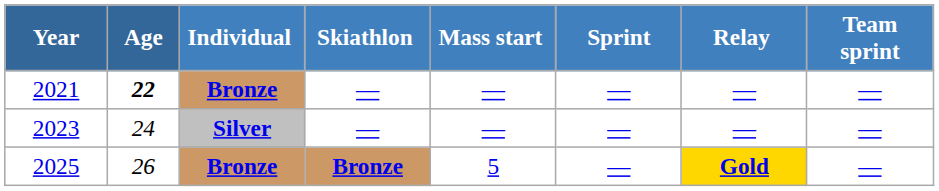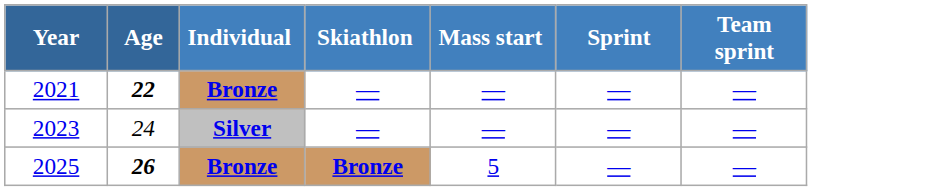- column: (744, 37)
(143, 166) normal -> (143, 166) bold
